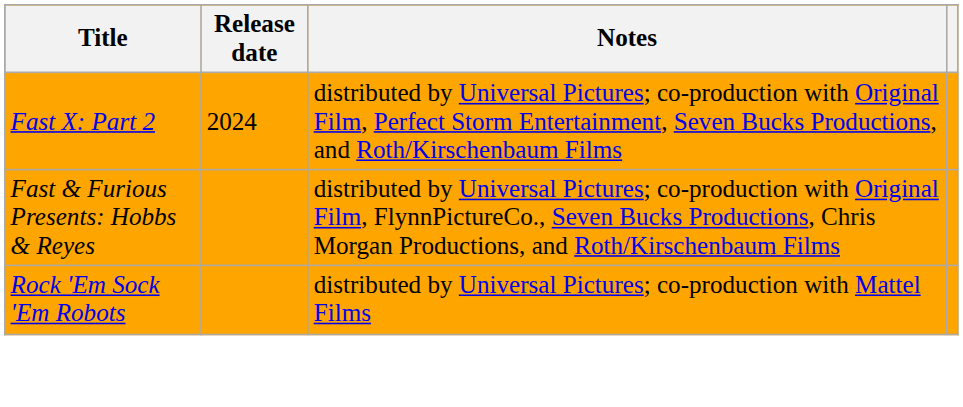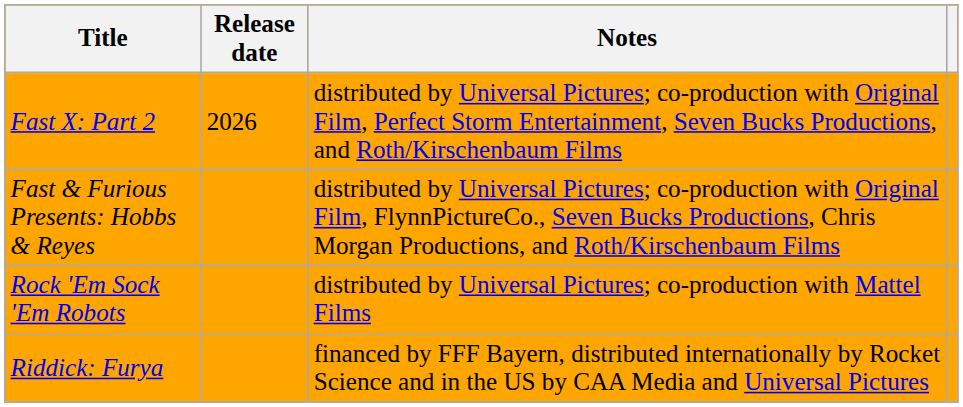(232, 120) 2024 -> (232, 120) 2026
+ row: (87, 367)
